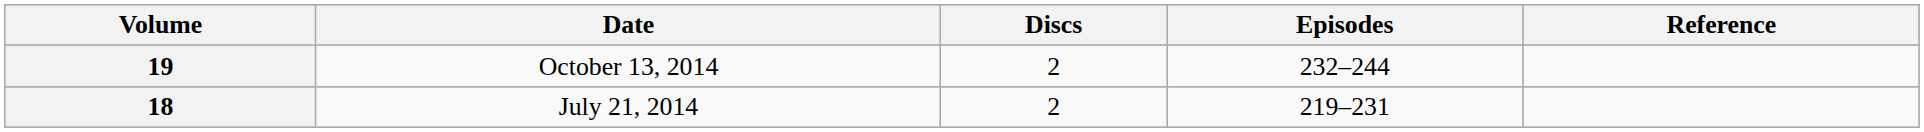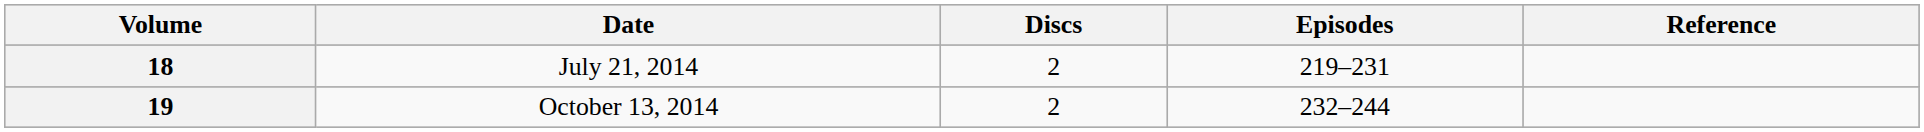rows swapped: (160, 106) <-> (160, 65)
